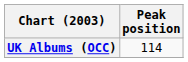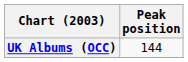(151, 48) 114 -> (151, 48) 144
